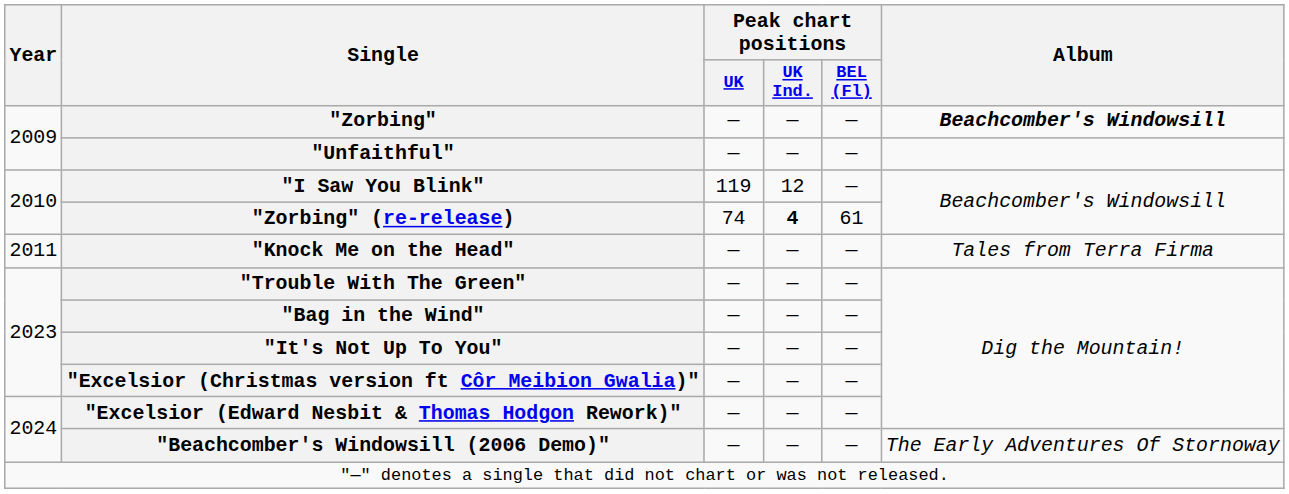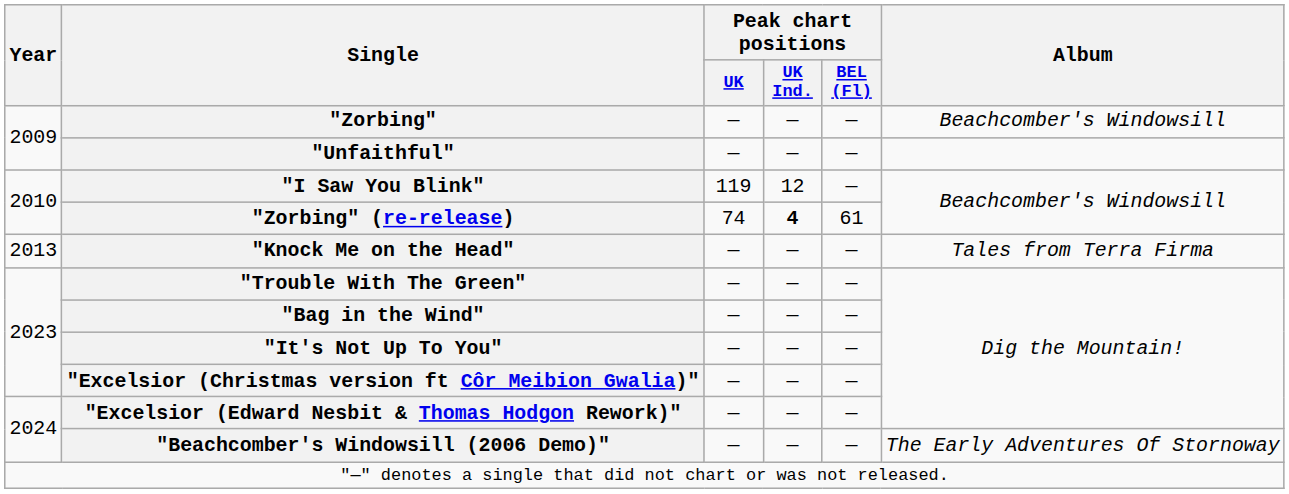(1083, 121) bold -> (1083, 121) normal
(33, 251) 2011 -> (33, 251) 2013
